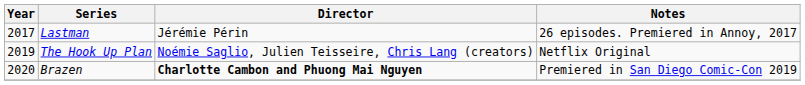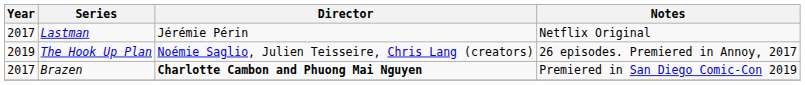(668, 33) 26 episodes. Premiered in Annoy, 2017 -> (595, 33) Netflix Original
(595, 52) Netflix Original -> (668, 52) 26 episodes. Premiered in Annoy, 2017
(21, 70) 2020 -> (21, 70) 2017
